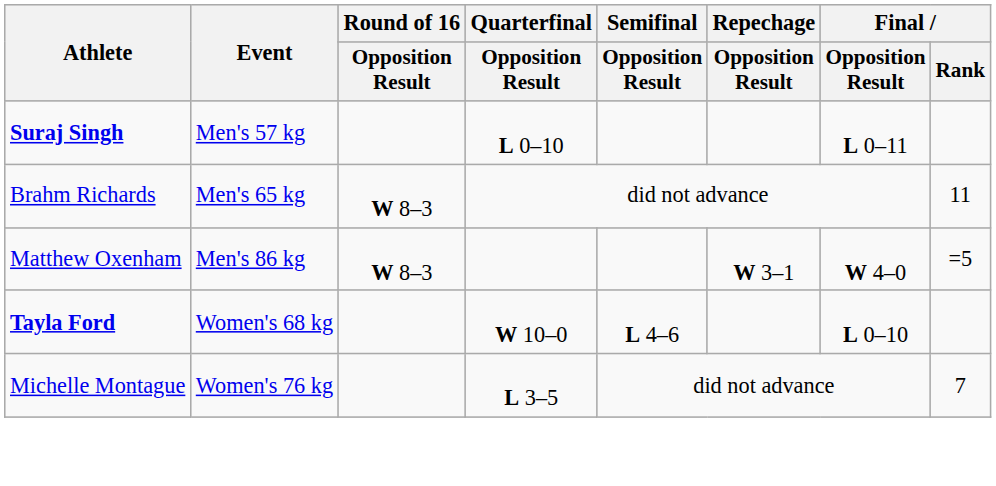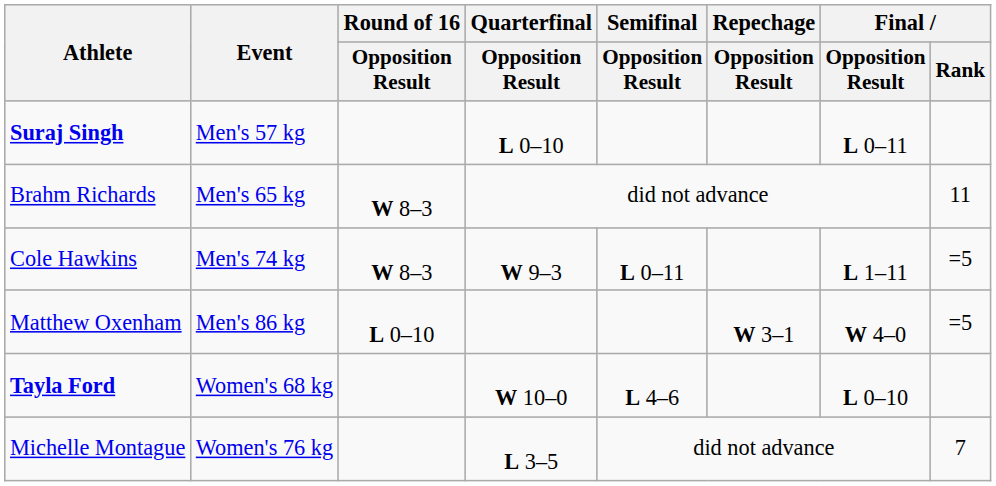+ row: (74, 259)
(402, 272) W 8–3 -> (402, 335) L 0–10
